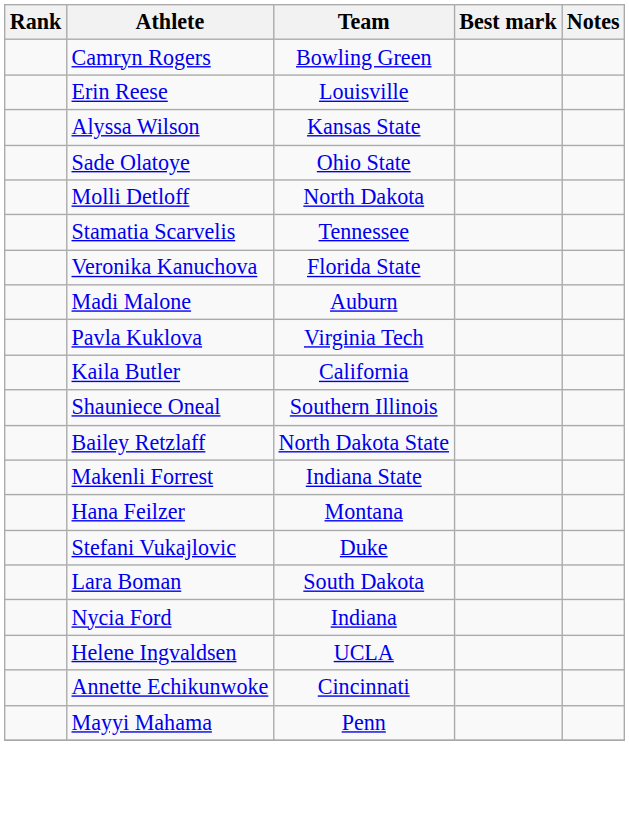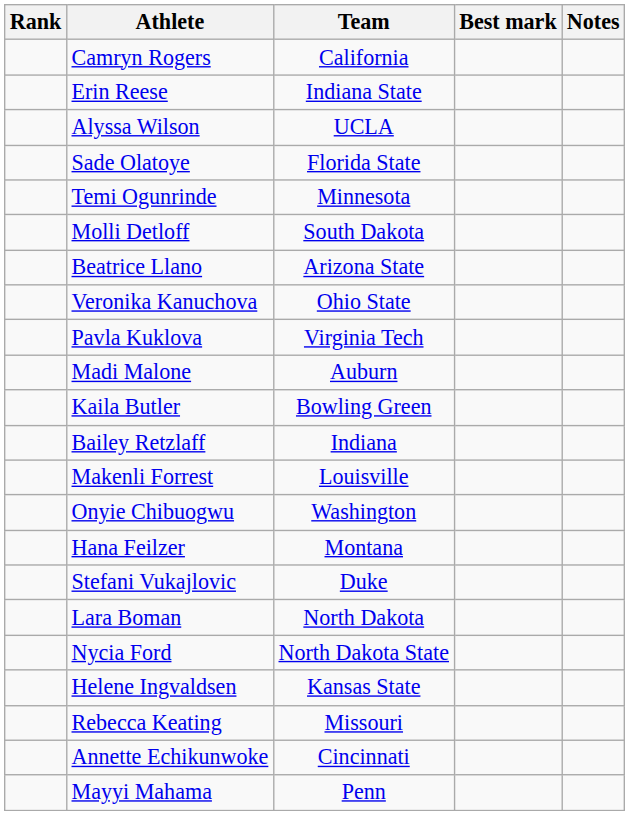(364, 57) Bowling Green -> (364, 57) California
(364, 92) Louisville -> (364, 92) Indiana State
(364, 127) Kansas State -> (364, 127) UCLA
(364, 162) Ohio State -> (364, 162) Florida State
+ row: (144, 197)
(364, 197) North Dakota -> (364, 232) South Dakota
+ row: (137, 267)
- row: (153, 232)
(364, 267) Florida State -> (364, 302) Ohio State
rows swapped: (137, 337) <-> (131, 302)
(364, 372) California -> (364, 407) Bowling Green
- row: (146, 407)
(364, 442) North Dakota State -> (364, 442) Indiana
(364, 477) Indiana State -> (364, 477) Louisville
+ row: (153, 512)
(364, 582) South Dakota -> (364, 617) North Dakota
(364, 617) Indiana -> (364, 652) North Dakota State
(364, 652) UCLA -> (364, 687) Kansas State
+ row: (147, 722)
